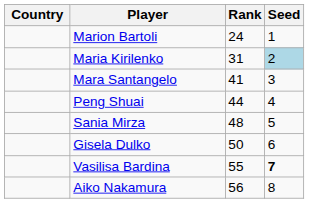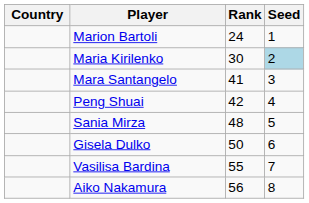(236, 58) 31 -> (236, 58) 30
(236, 101) 44 -> (236, 101) 42
(272, 166) bold -> (272, 166) normal
